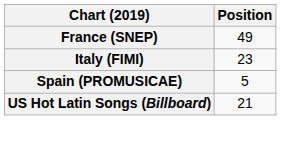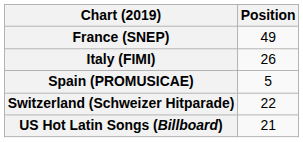(245, 59) 23 -> (268, 59) 26
+ row: (121, 103)
